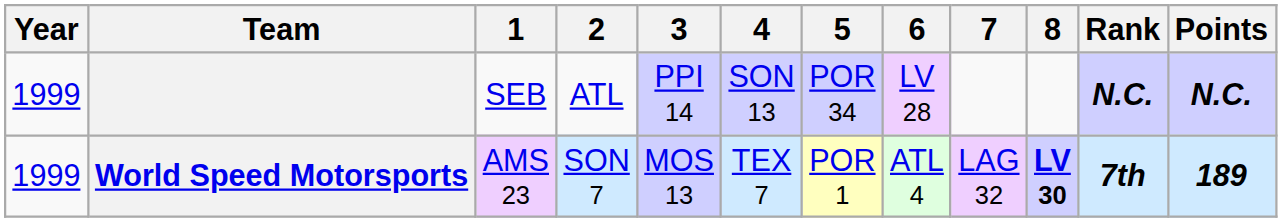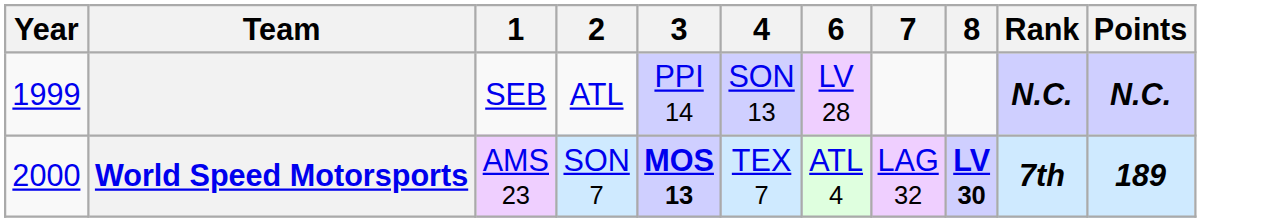- column: (842, 29)
(46, 176) 1999 -> (46, 176) 2000
(679, 175) normal -> (679, 176) bold
